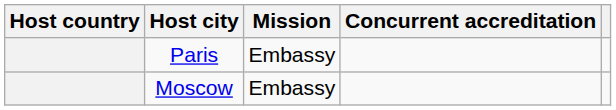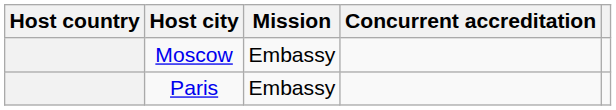rows swapped: (194, 54) <-> (194, 88)
